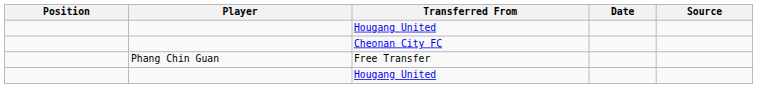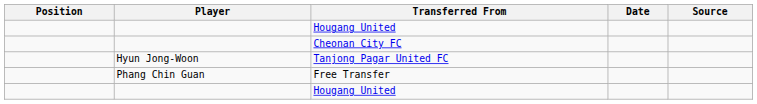+ row: (158, 60)
